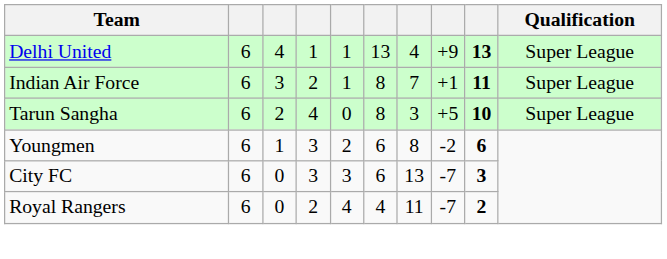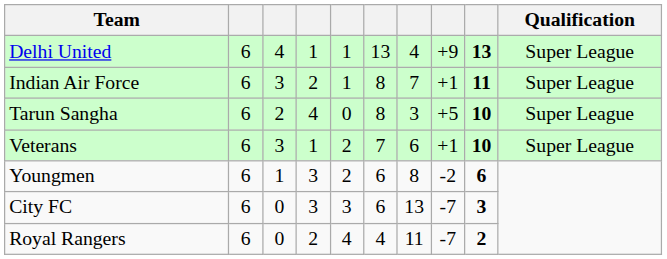+ row: (43, 144)
